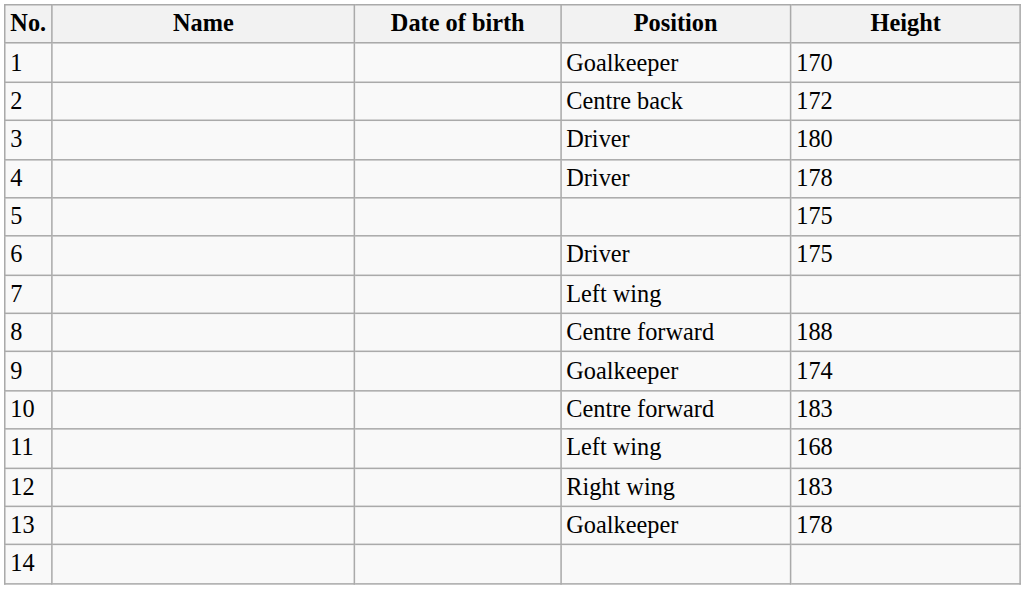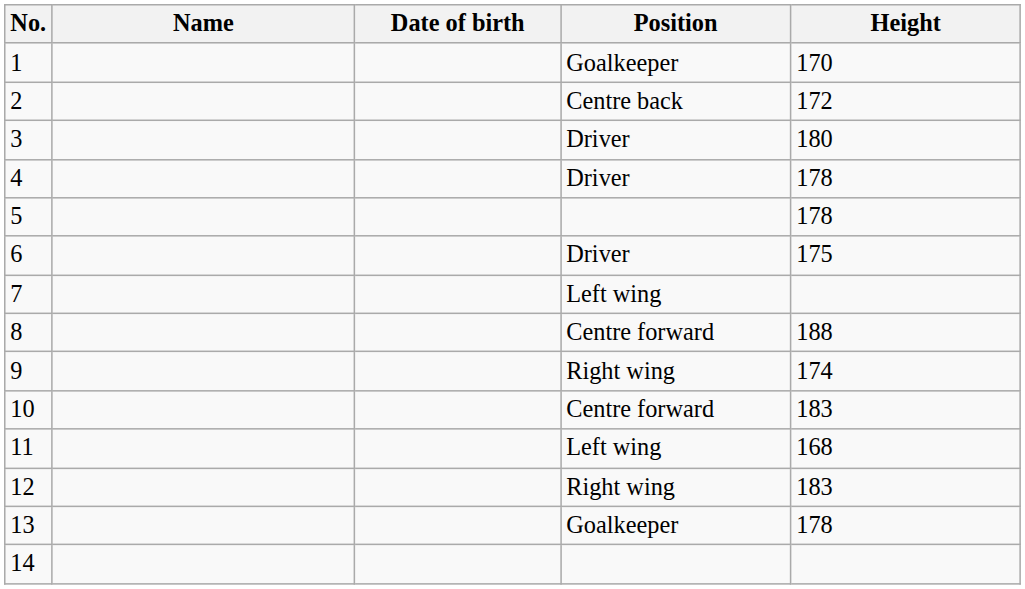(815, 216) 175 -> (815, 216) 178
(622, 370) Goalkeeper -> (621, 370) Right wing
